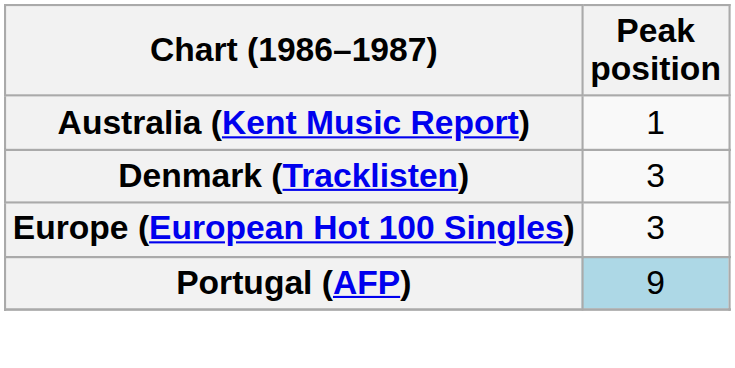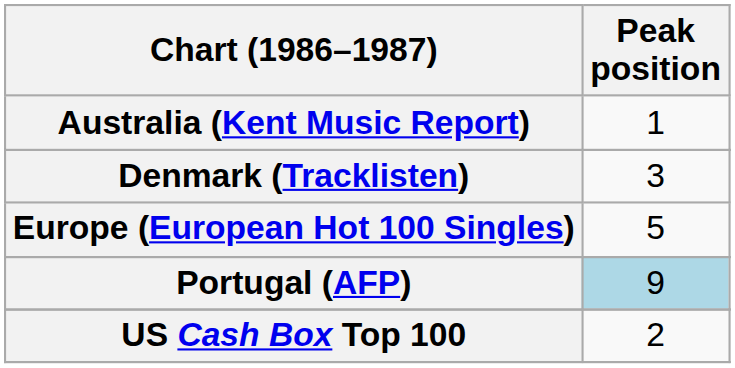(656, 228) 3 -> (656, 228) 5
+ row: (294, 335)
